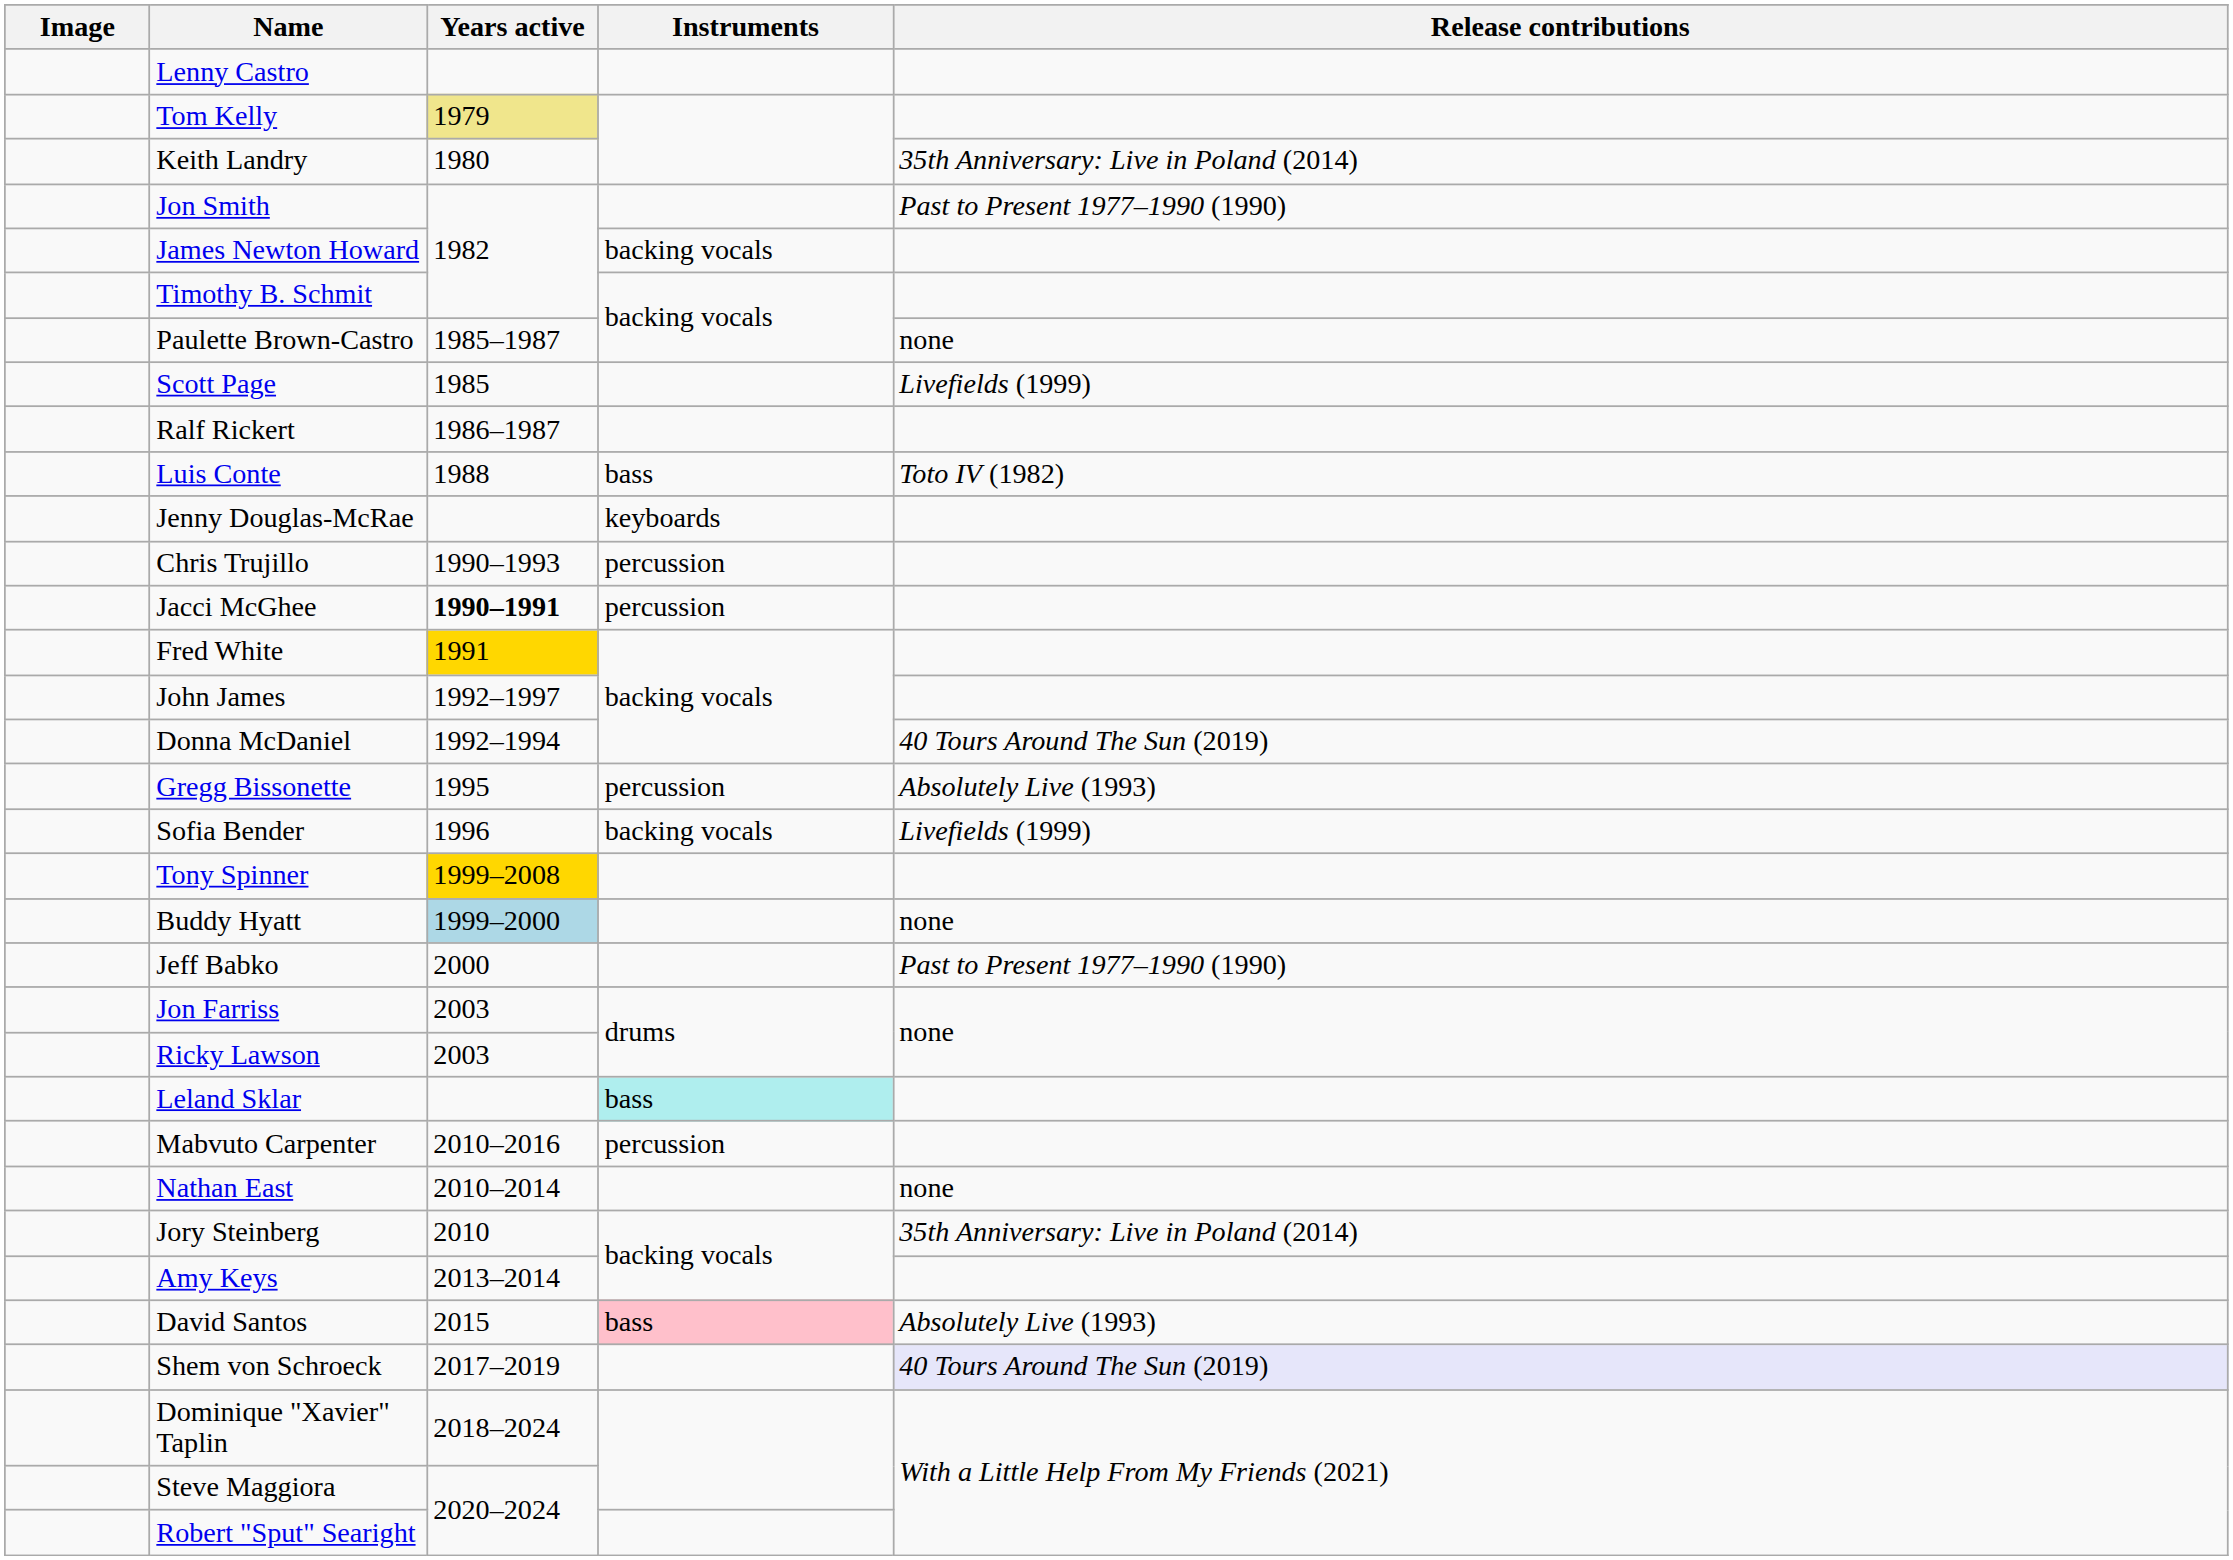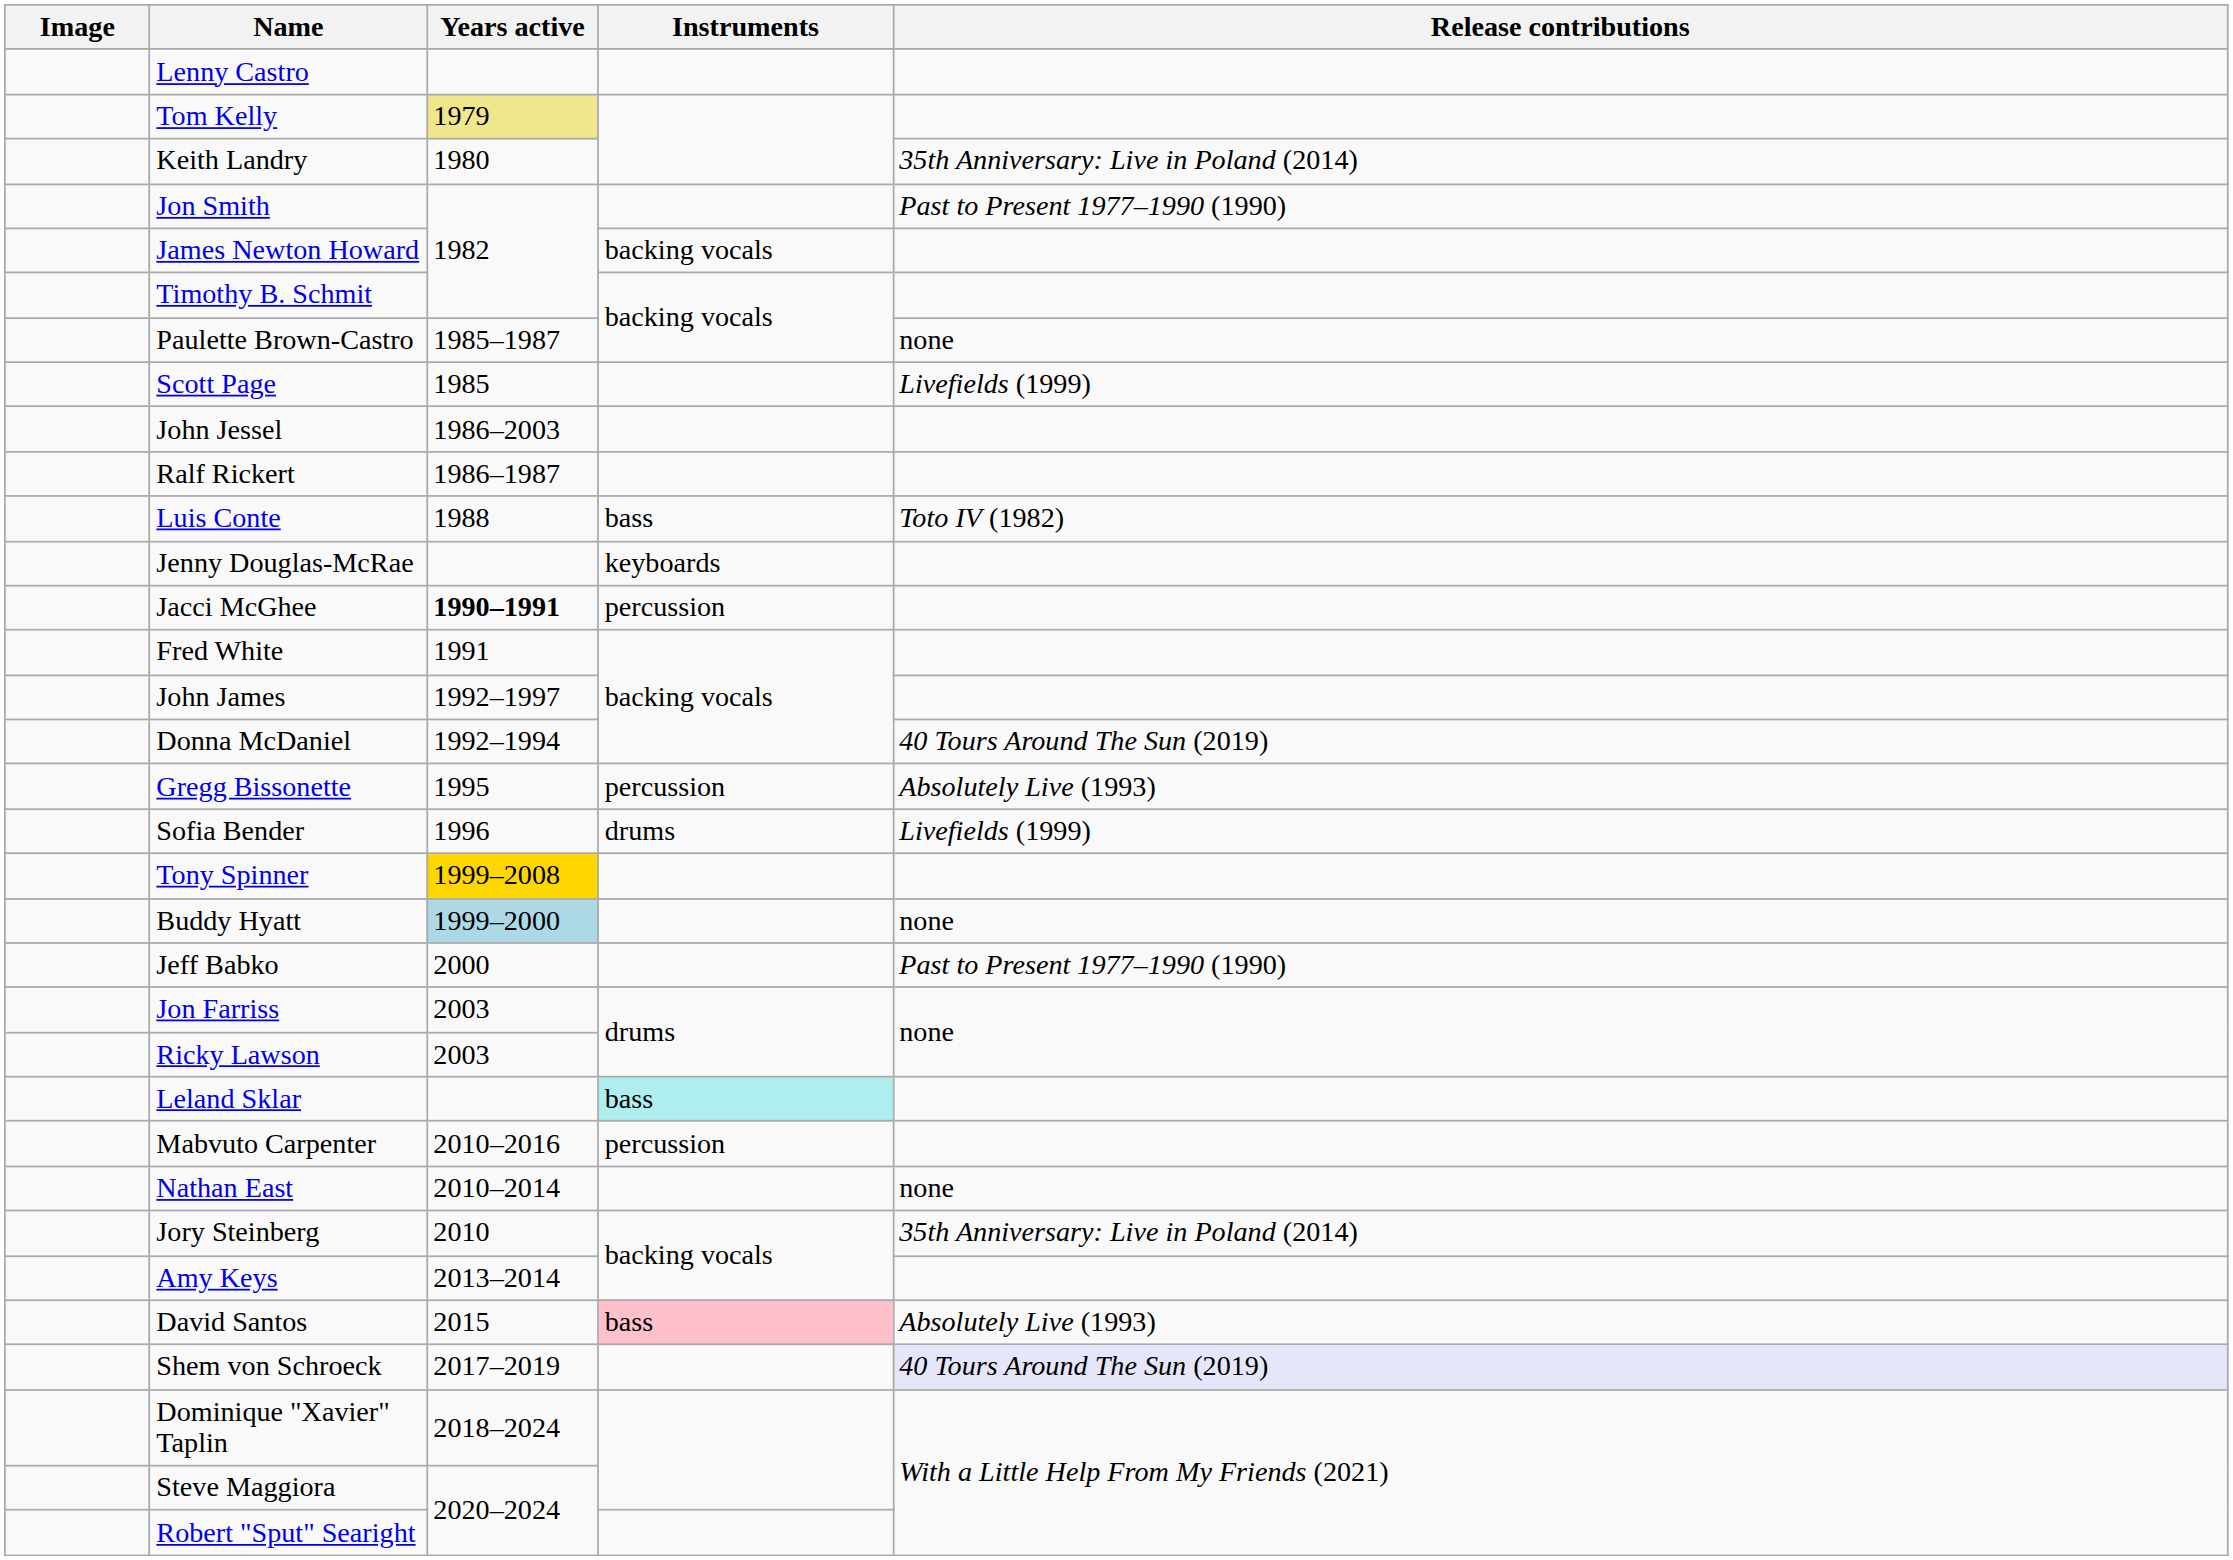+ row: (219, 428)
- row: (233, 562)
(461, 652) gold background -> (461, 652) no background
(689, 830) backing vocals -> (640, 830) drums
